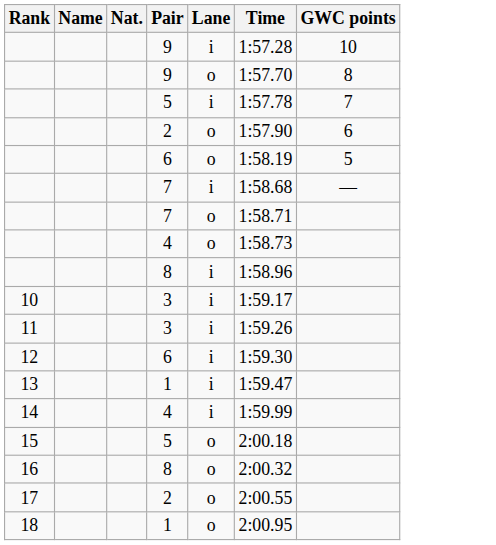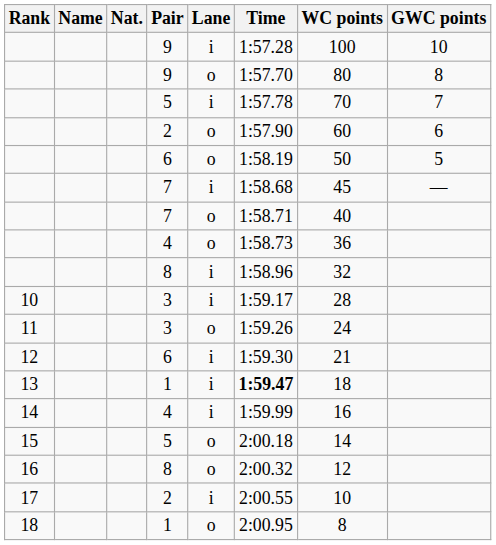+ column: (342, 18)
(211, 328) i -> (211, 328) o
(265, 384) normal -> (266, 384) bold
(211, 497) o -> (211, 497) i
